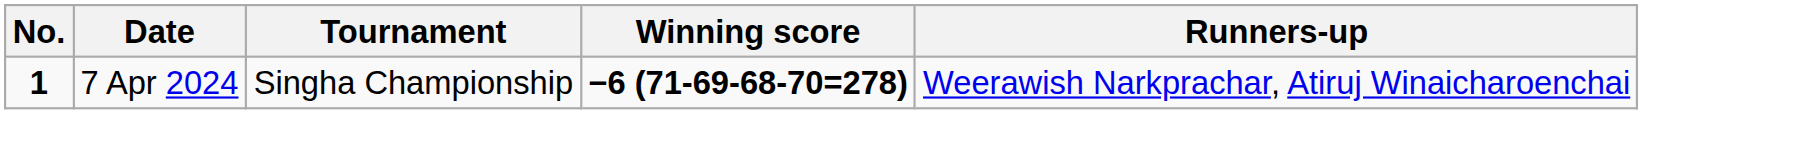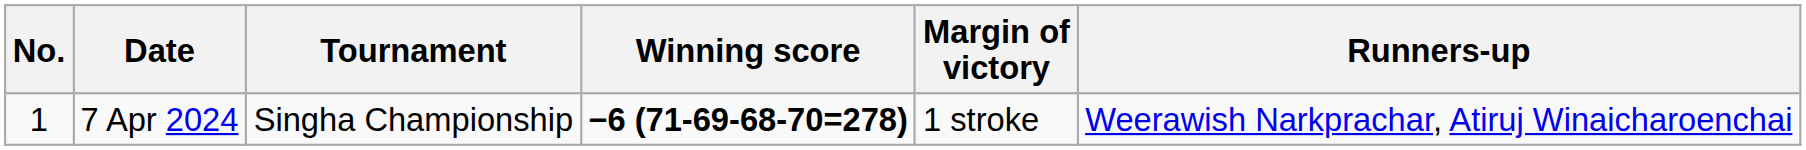+ column: (996, 49)
(39, 83) bold -> (39, 119) normal
